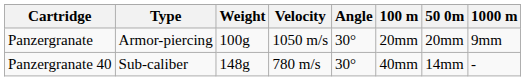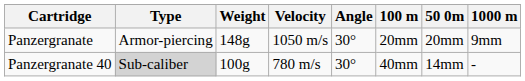(235, 40) 100g -> (235, 40) 148g
(153, 64) no background -> (153, 64) lightgrey background
(235, 64) 148g -> (235, 64) 100g
